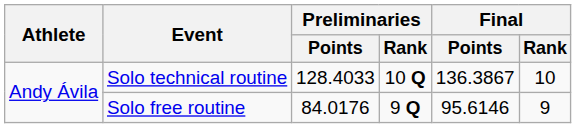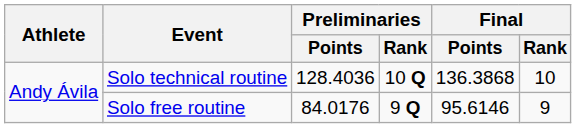(335, 78) 128.4033 -> (335, 78) 128.4036
(475, 78) 136.3867 -> (475, 78) 136.3868
